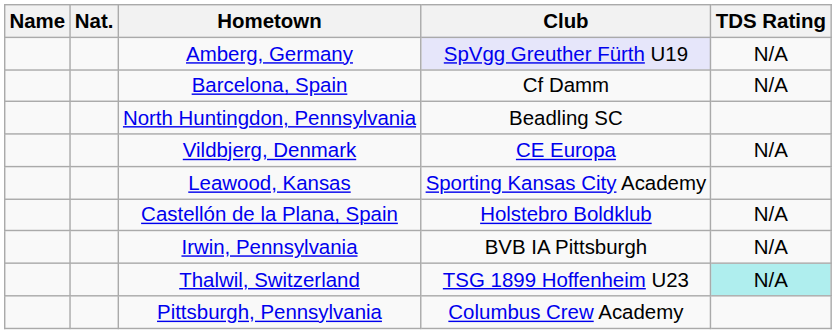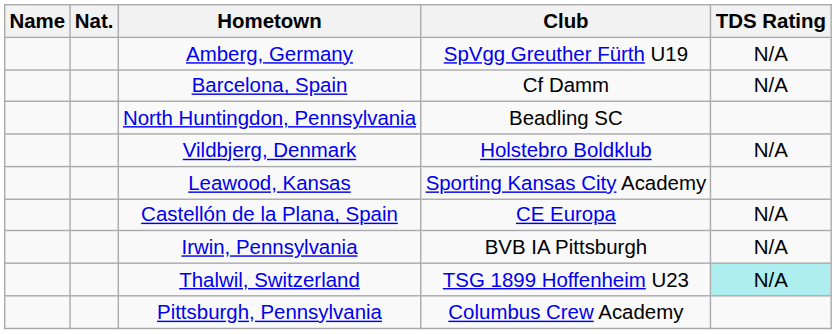(566, 54) lavender background -> (566, 54) no background
(566, 150) CE Europa -> (566, 150) Holstebro Boldklub
(566, 215) Holstebro Boldklub -> (566, 215) CE Europa
